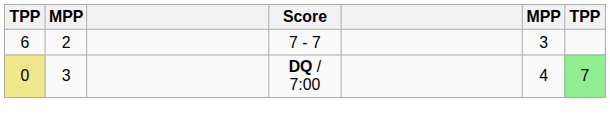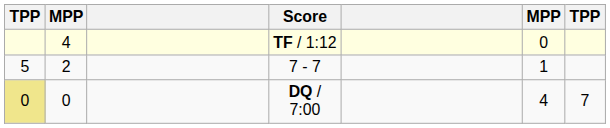+ row: (305, 42)
(25, 42) 6 -> (25, 67) 5
(544, 42) 3 -> (544, 67) 1
(66, 76) 3 -> (66, 101) 0
(585, 76) lightgreen background -> (585, 101) no background
